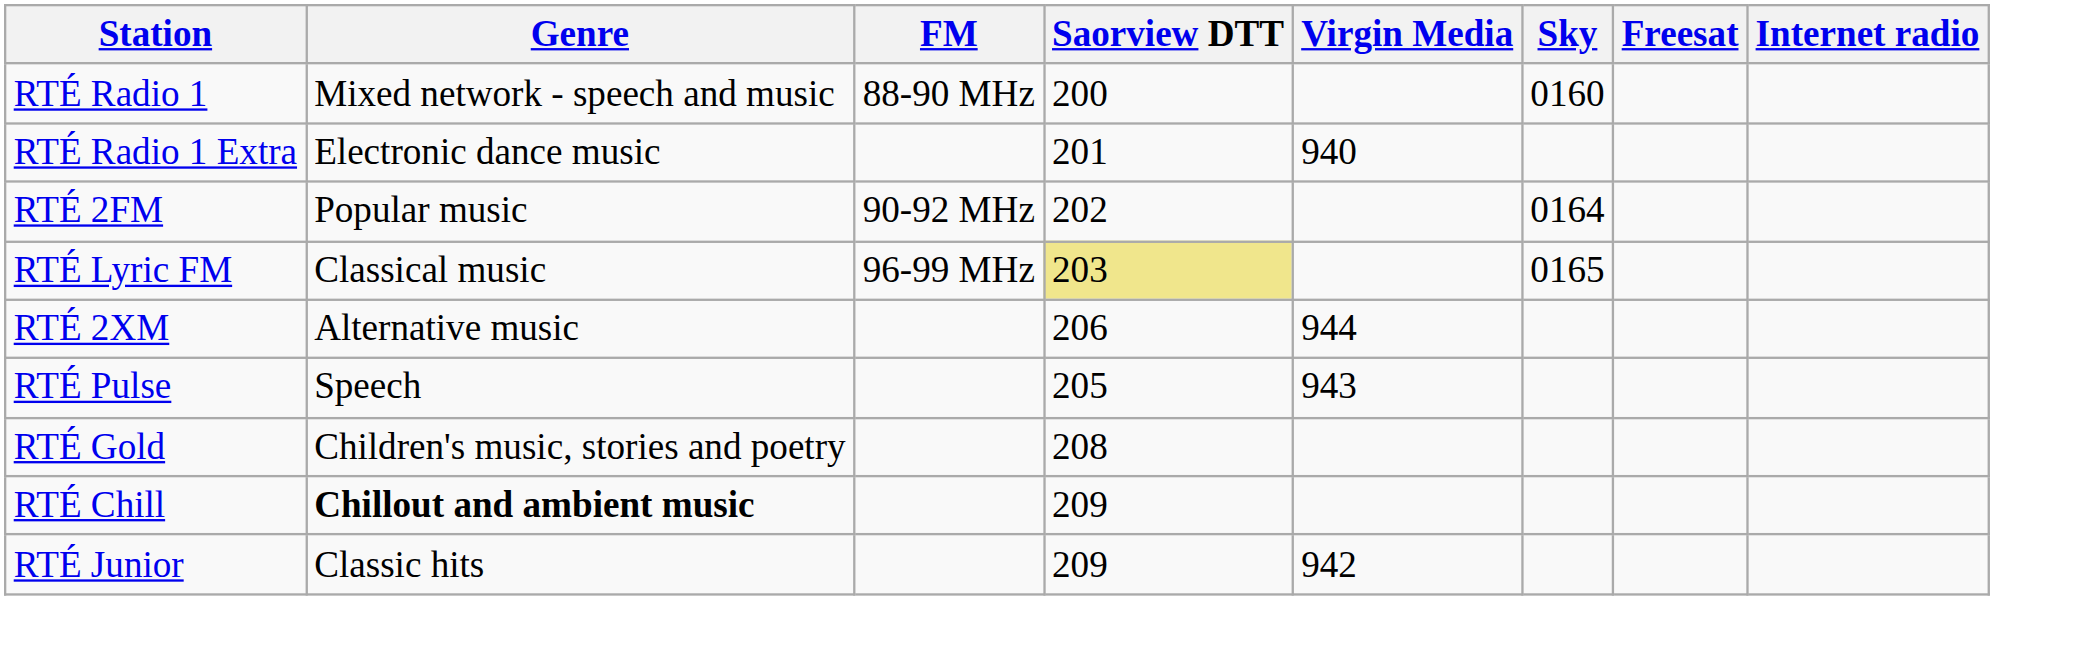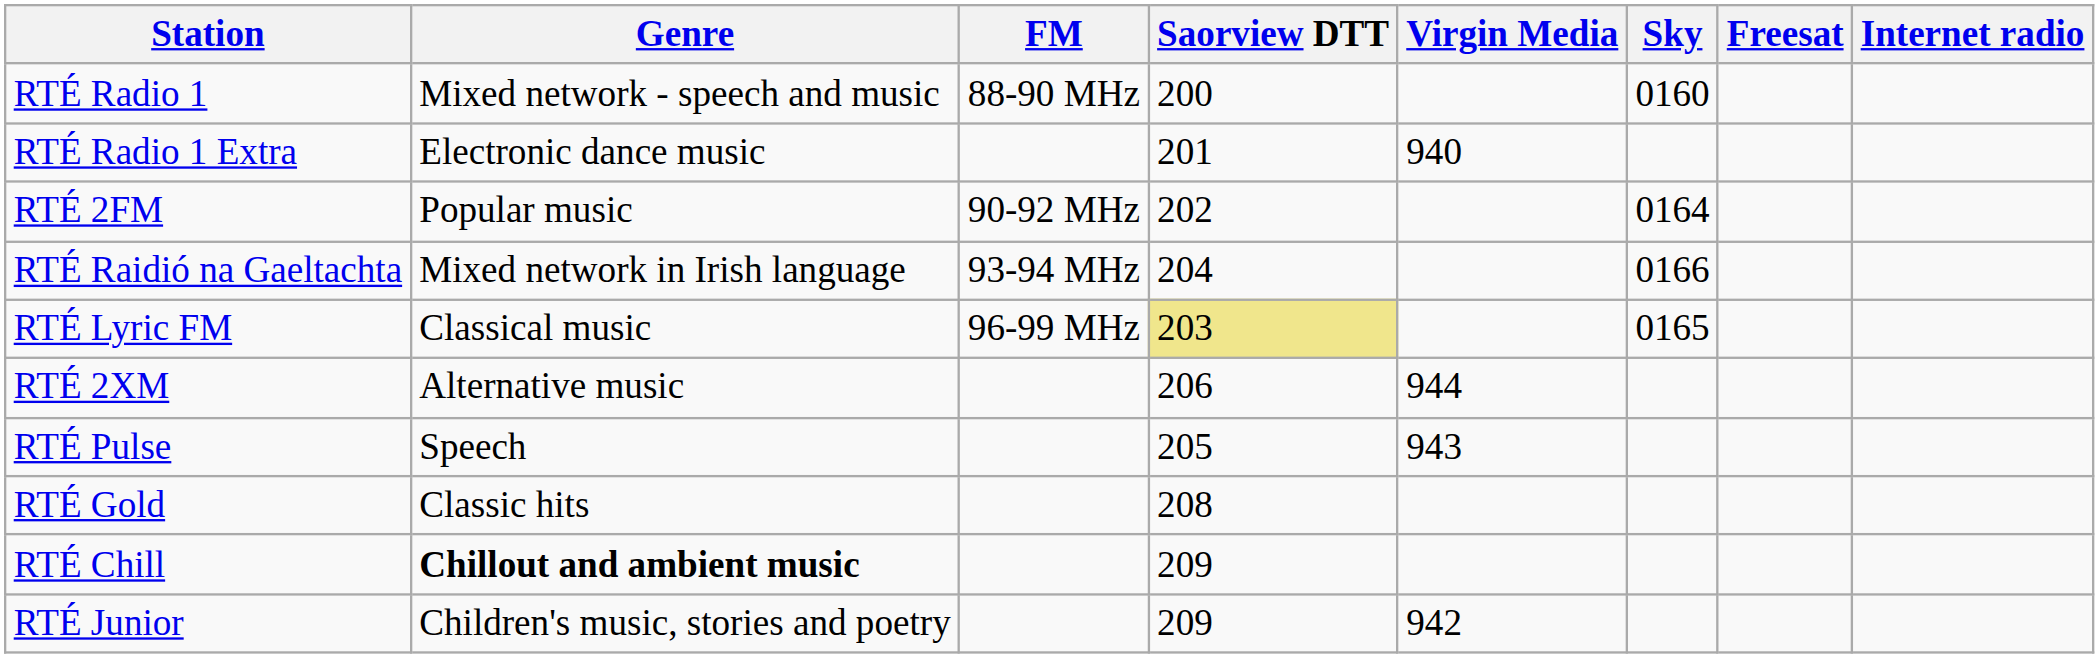+ row: (208, 269)
(580, 446) Children's music, stories and poetry -> (504, 504) Classic hits
(399, 563) Classic hits -> (685, 622) Children's music, stories and poetry
